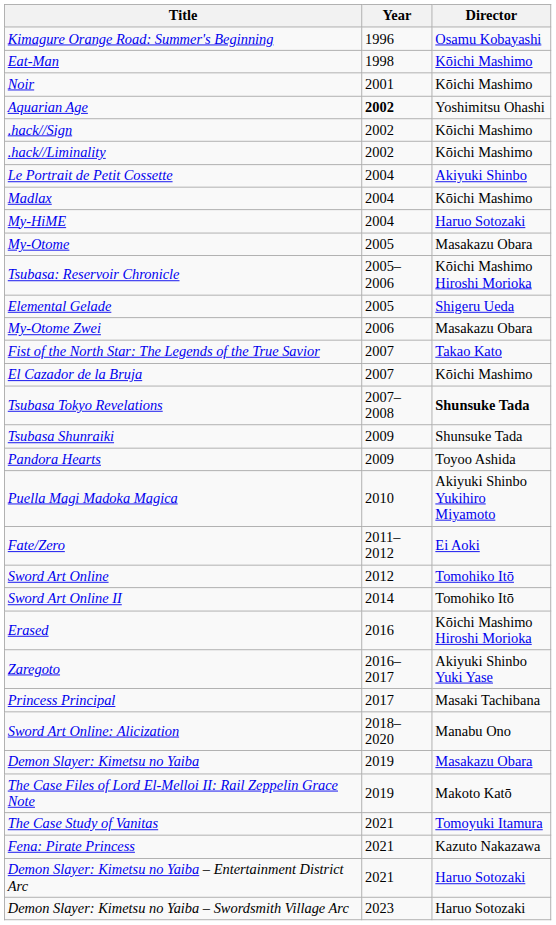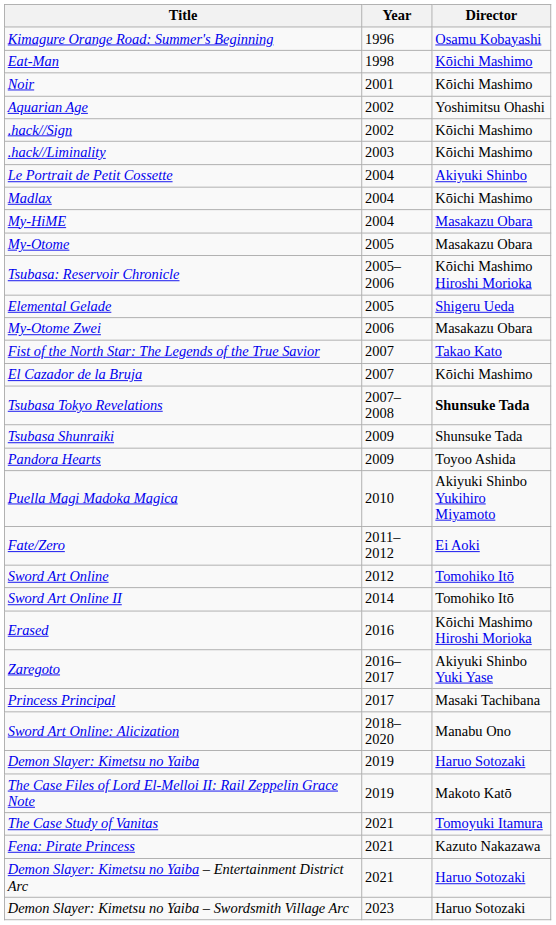(379, 107) bold -> (379, 107) normal
(379, 152) 2002 -> (379, 152) 2003
(480, 221) Haruo Sotozaki -> (484, 221) Masakazu Obara
(484, 762) Masakazu Obara -> (480, 762) Haruo Sotozaki
